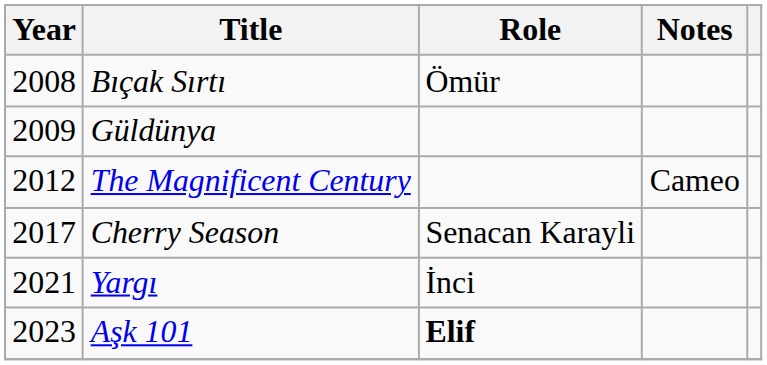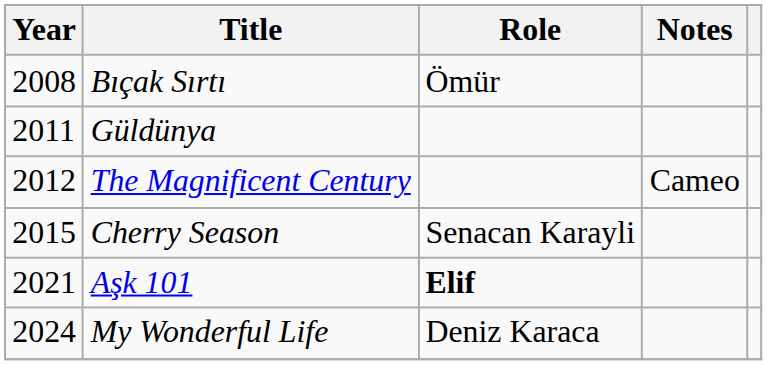(44, 130) 2009 -> (44, 130) 2011
(44, 231) 2017 -> (44, 231) 2015
- row: (124, 282)
(44, 332) 2023 -> (44, 282) 2021
+ row: (209, 332)
